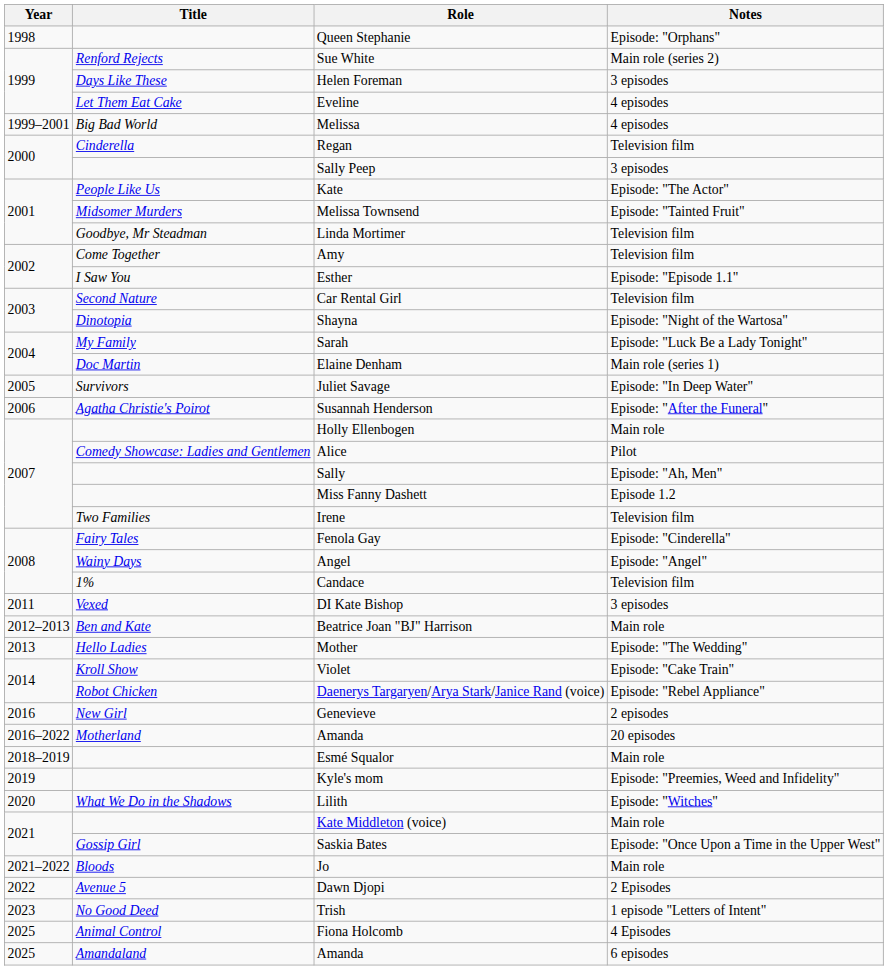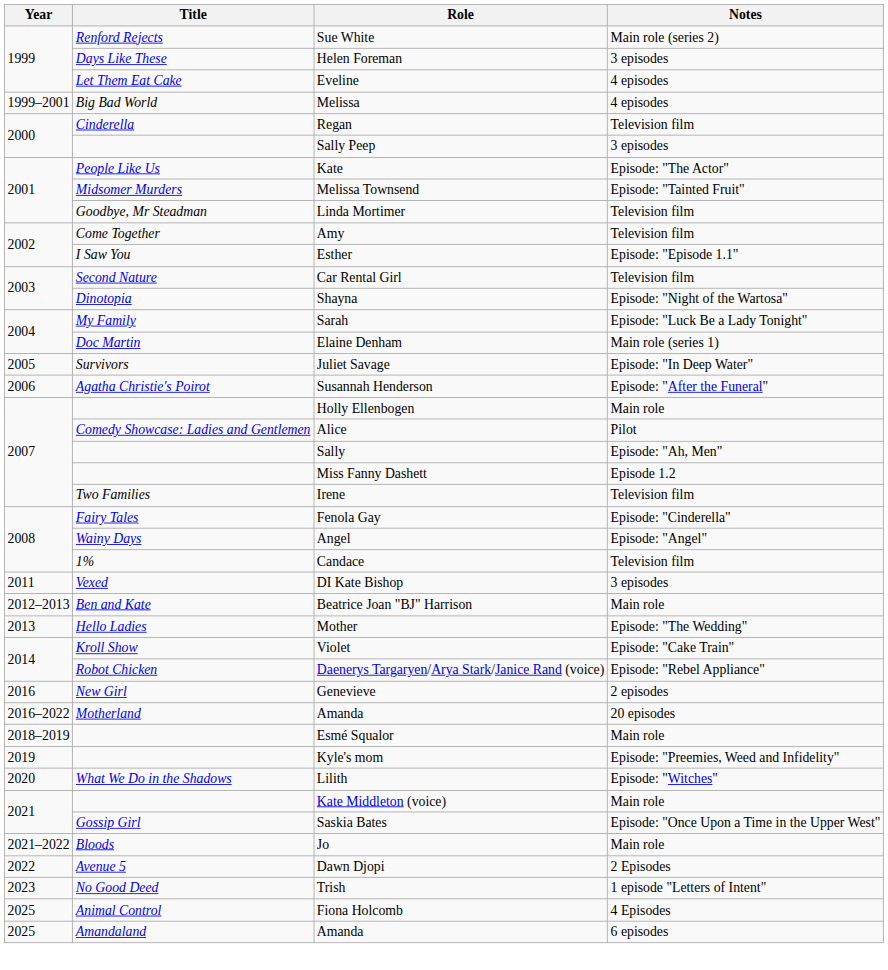- row: (193, 37)
